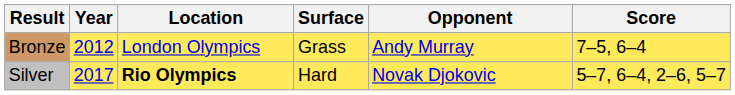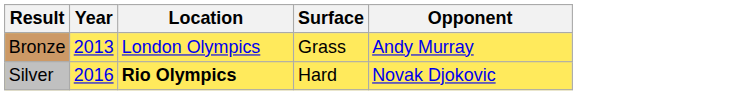- column: (651, 18)
(94, 47) 2012 -> (94, 47) 2013
(94, 75) 2017 -> (94, 75) 2016
